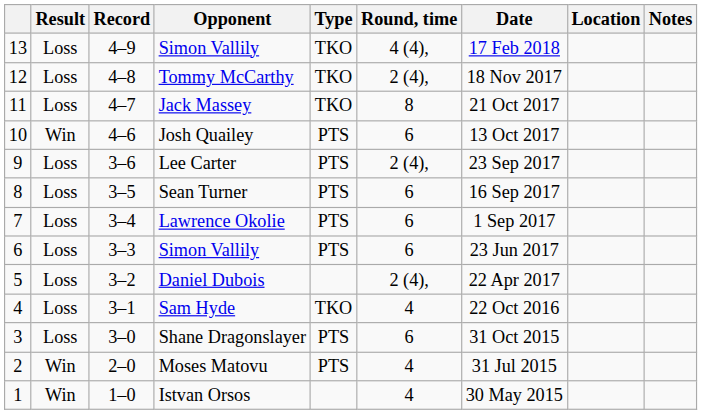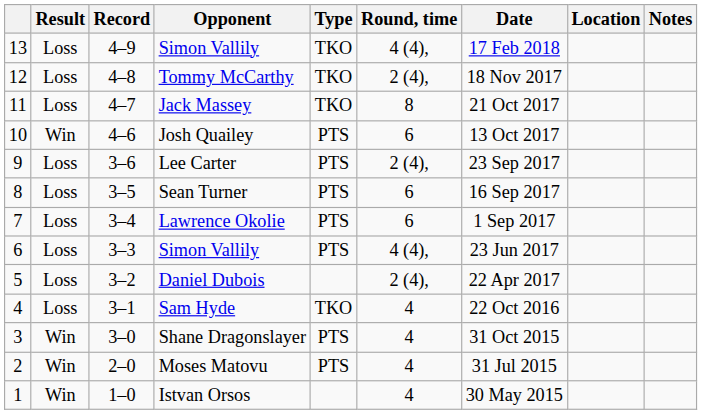(409, 250) 6 -> (409, 250) 4 (4),
(60, 337) Loss -> (60, 337) Win
(409, 337) 6 -> (409, 337) 4
